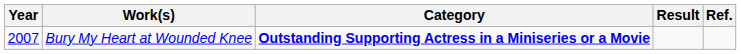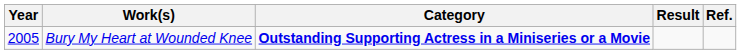(23, 37) 2007 -> (23, 37) 2005
